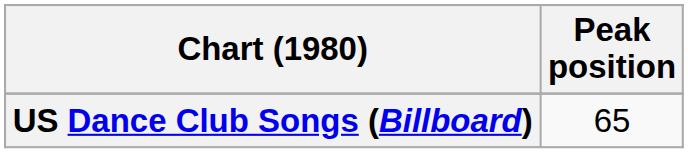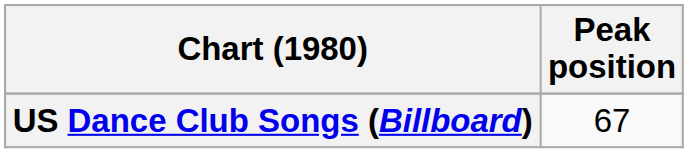(612, 119) 65 -> (612, 119) 67
